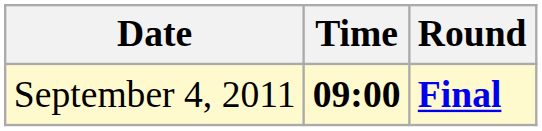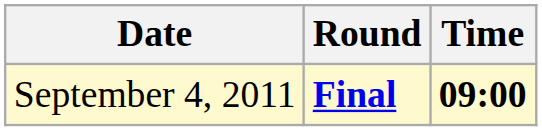columns swapped: (357, 34) <-> (472, 34)
